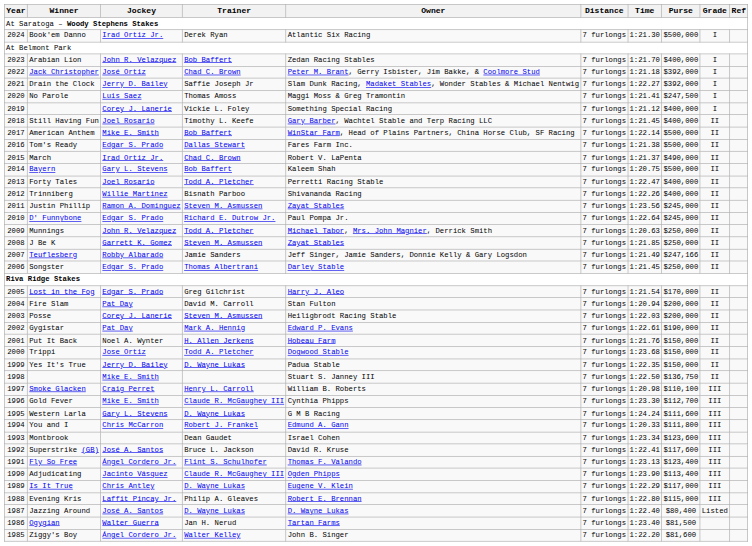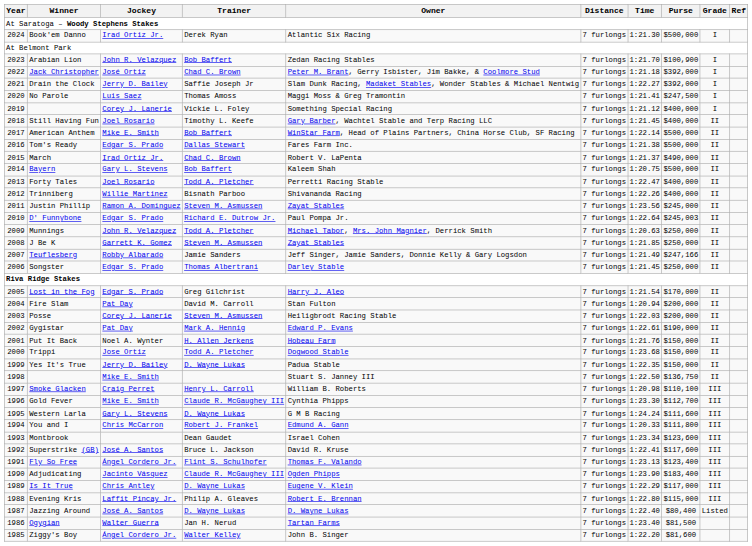(681, 60) $400,000 -> (681, 60) $100,900
(681, 219) $245,000 -> (681, 219) $245,003
(681, 474) $113,400 -> (681, 474) $183,400
